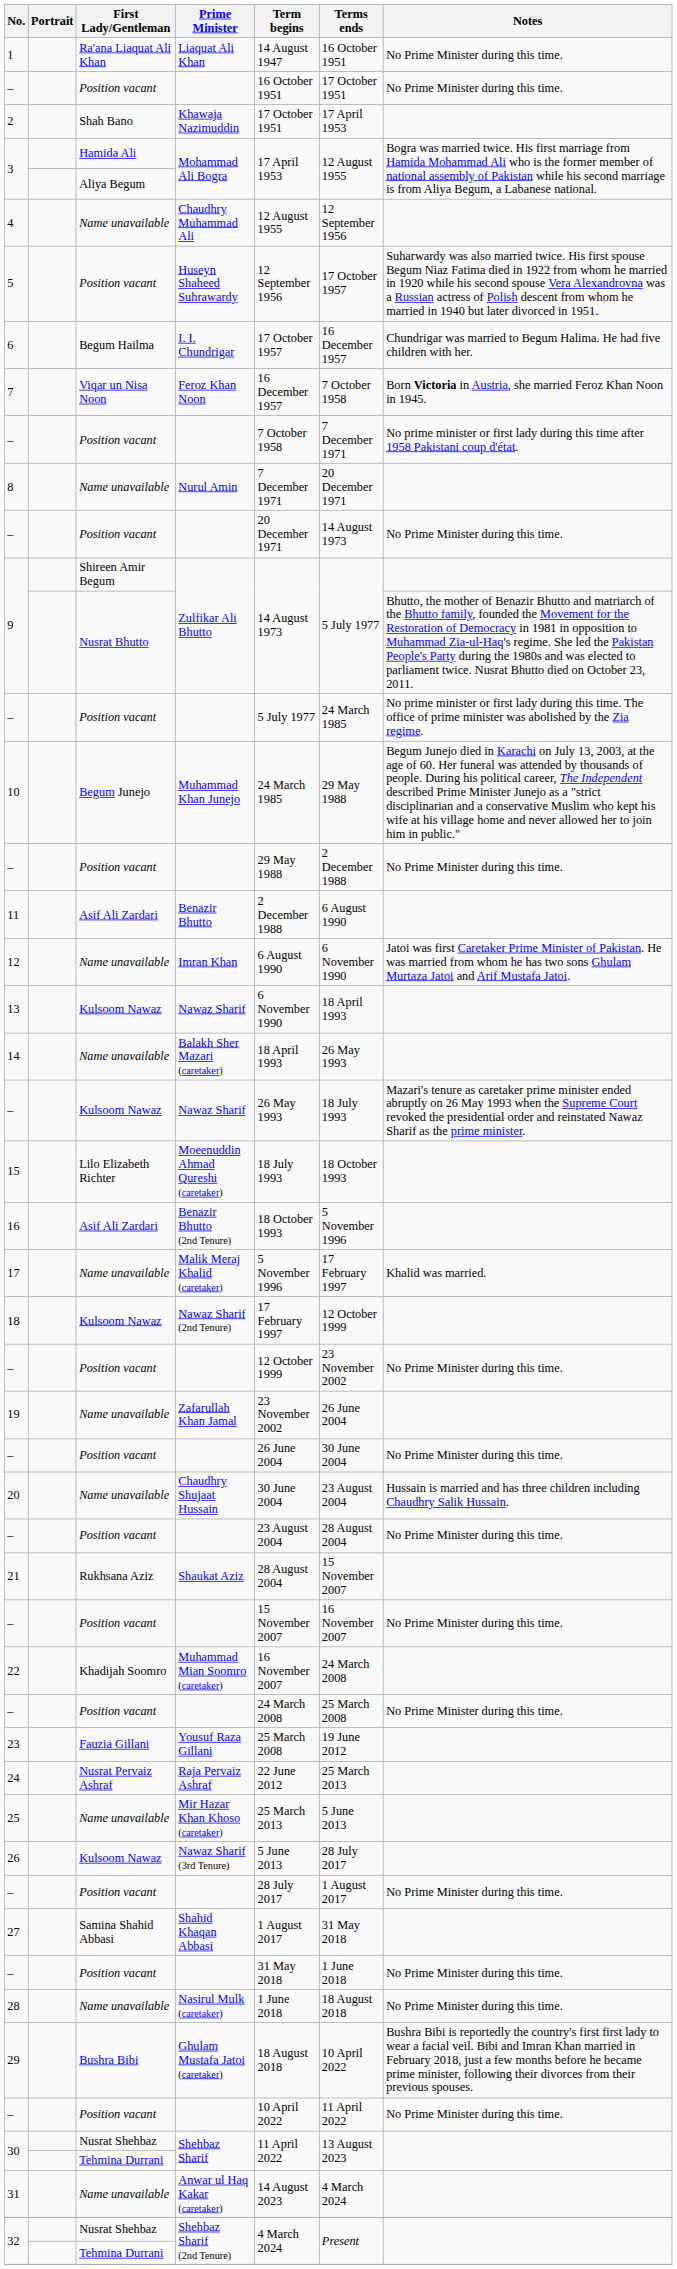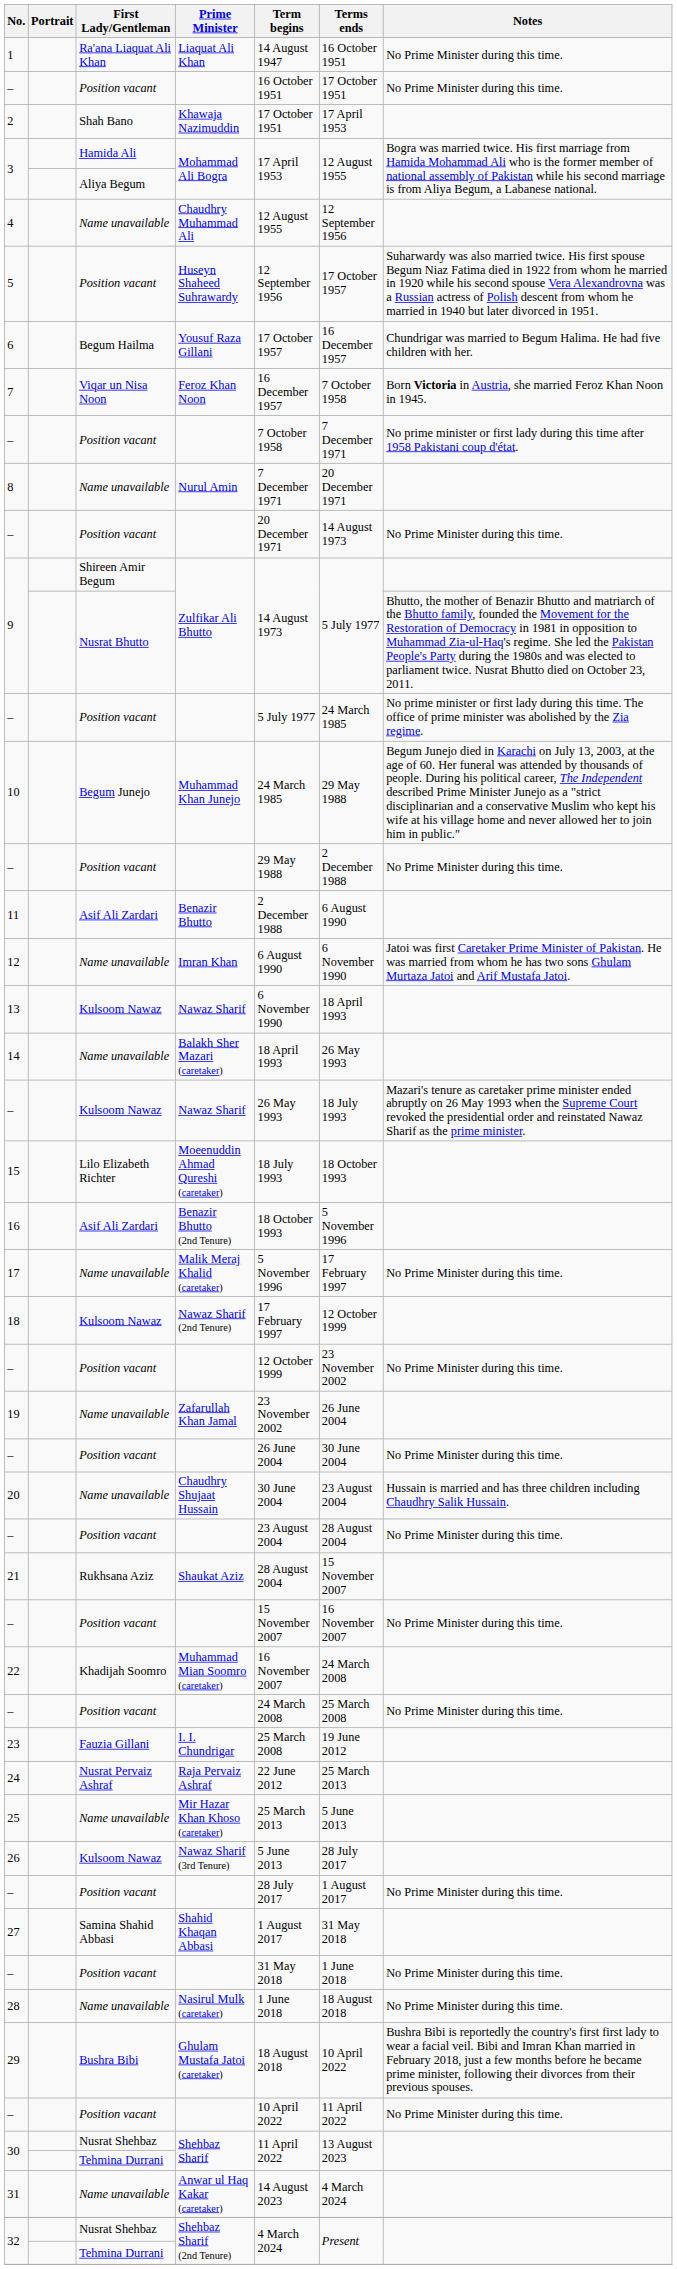(206, 345) I. I. Chundrigar -> (210, 345) Yousuf Raza Gillani
(436, 1273) Khalid was married. -> (474, 1273) No Prime Minister during this time.
(210, 1744) Yousuf Raza Gillani -> (206, 1744) I. I. Chundrigar
